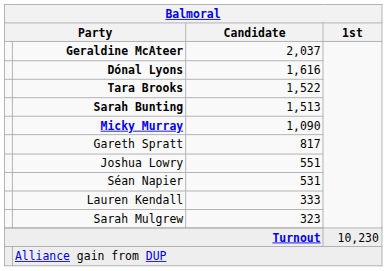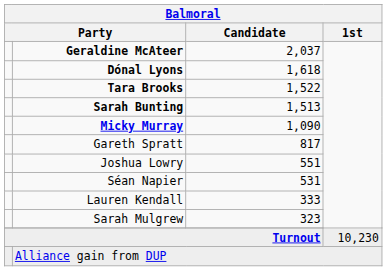(303, 70) 1,616 -> (303, 70) 1,618
